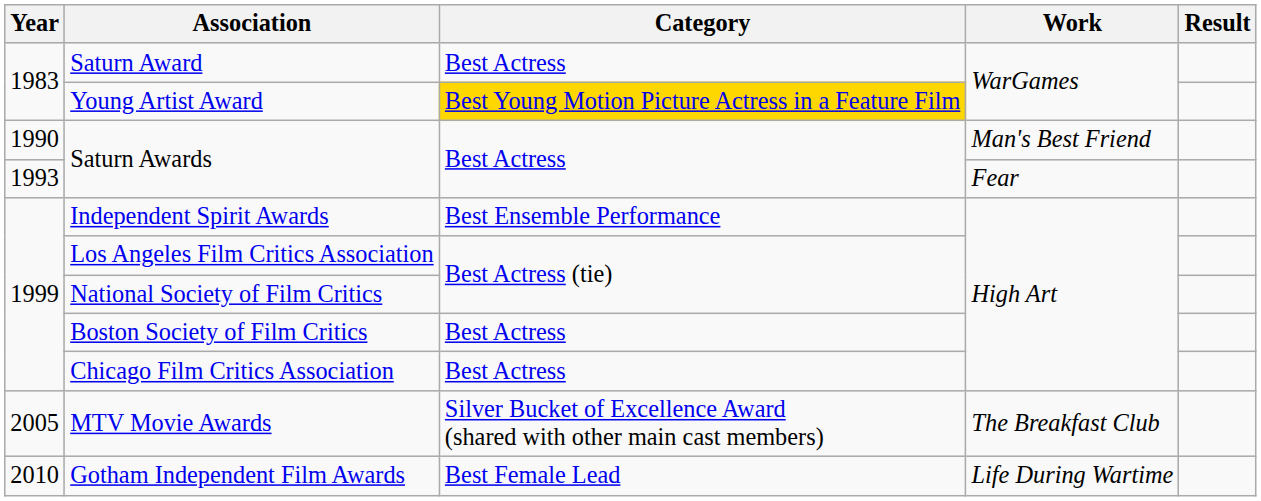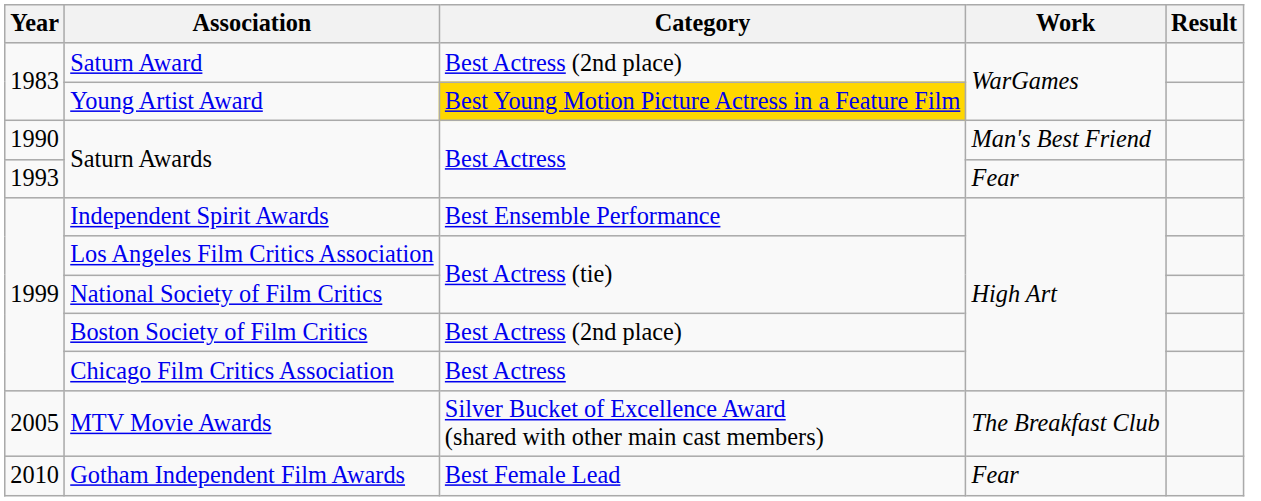(505, 62) Best Actress -> (563, 62) Best Actress (2nd place)
(505, 332) Best Actress -> (563, 332) Best Actress (2nd place)
(1072, 475) Life During Wartime -> (995, 475) Fear
